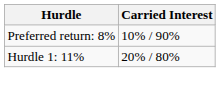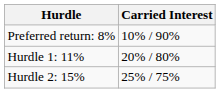+ row: (46, 77)
